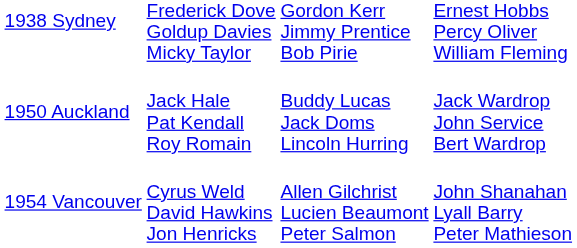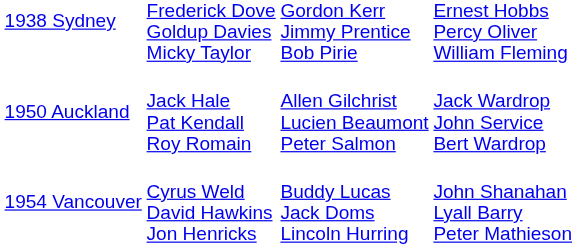(344, 122) Buddy Lucas Jack Doms Lincoln Hurring -> (355, 122) Allen Gilchrist Lucien Beaumont Peter Salmon
(355, 212) Allen Gilchrist Lucien Beaumont Peter Salmon -> (344, 212) Buddy Lucas Jack Doms Lincoln Hurring
